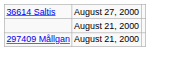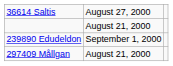+ row: (44, 40)
